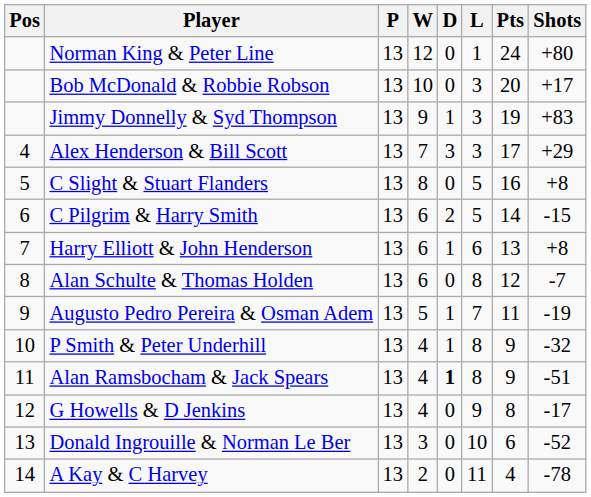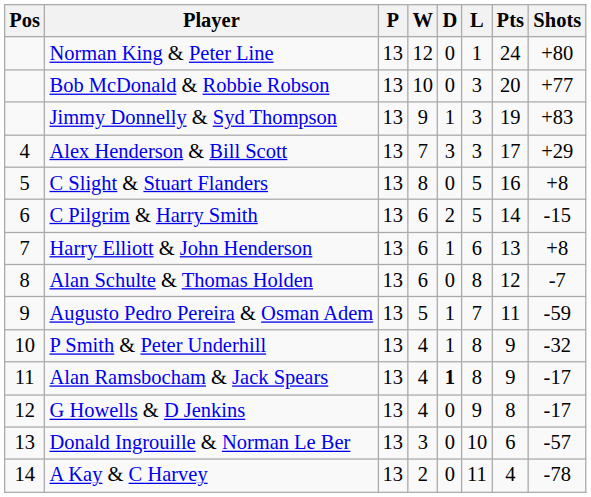(557, 85) +17 -> (557, 85) +77
(557, 313) -19 -> (557, 313) -59
(557, 378) -51 -> (557, 378) -17
(557, 442) -52 -> (557, 442) -57
